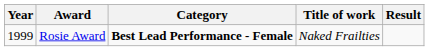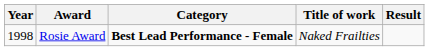(20, 35) 1999 -> (20, 35) 1998
